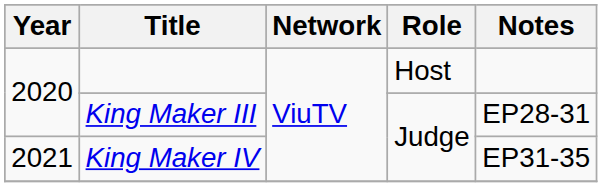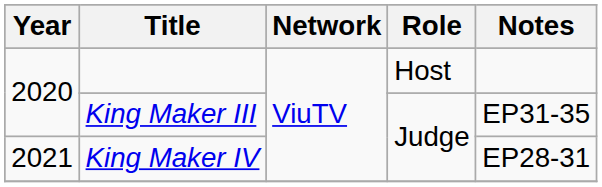(536, 114) EP28-31 -> (536, 114) EP31-35
(536, 158) EP31-35 -> (536, 158) EP28-31
